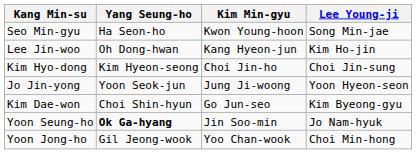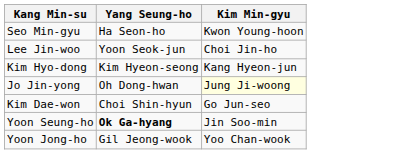- column: (359, 13)
(139, 49) Oh Dong-hwan -> (142, 49) Yoon Seok-jun
(250, 49) Kang Hyeon-jun -> (240, 49) Choi Jin-ho
(240, 67) Choi Jin-ho -> (250, 67) Kang Hyeon-jun
(142, 85) Yoon Seok-jun -> (139, 85) Oh Dong-hwan
(247, 85) no background -> (247, 85) lightyellow background
